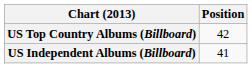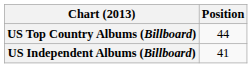(223, 33) 42 -> (223, 33) 44
